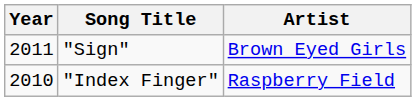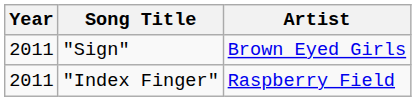(31, 80) 2010 -> (31, 80) 2011
